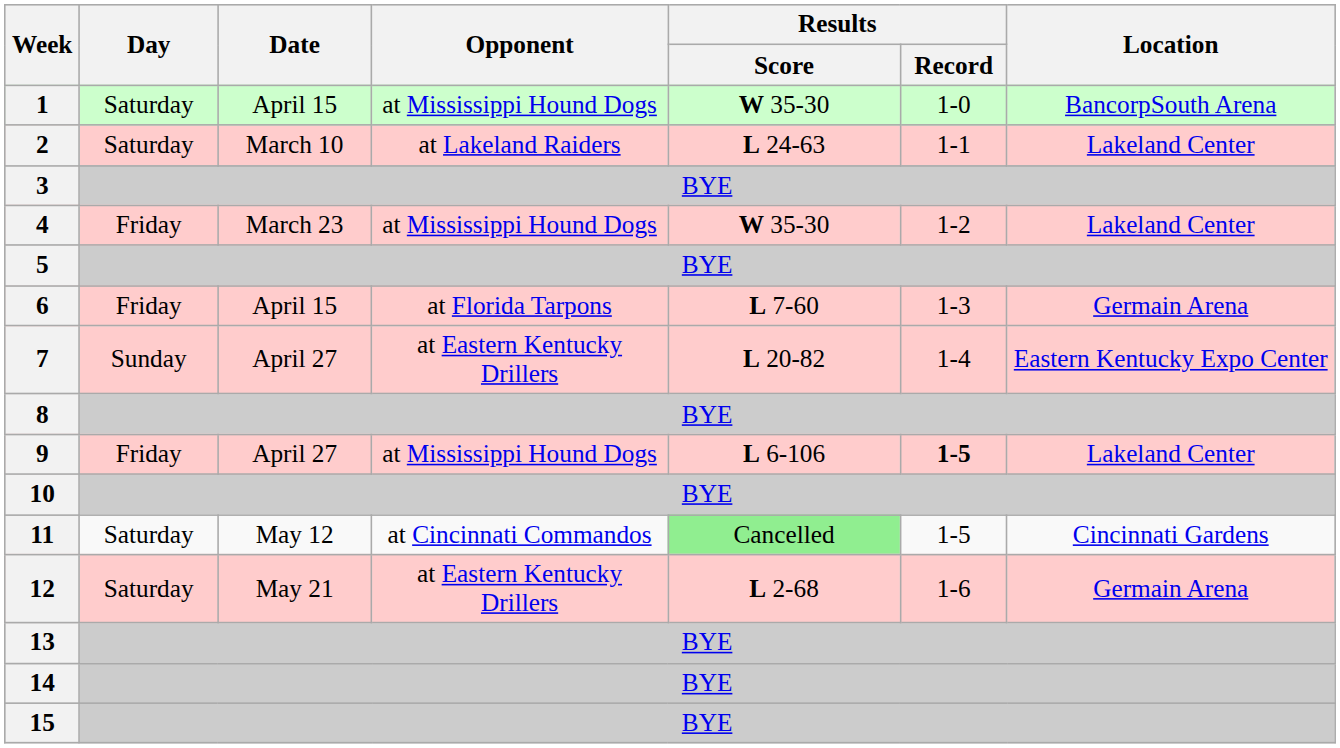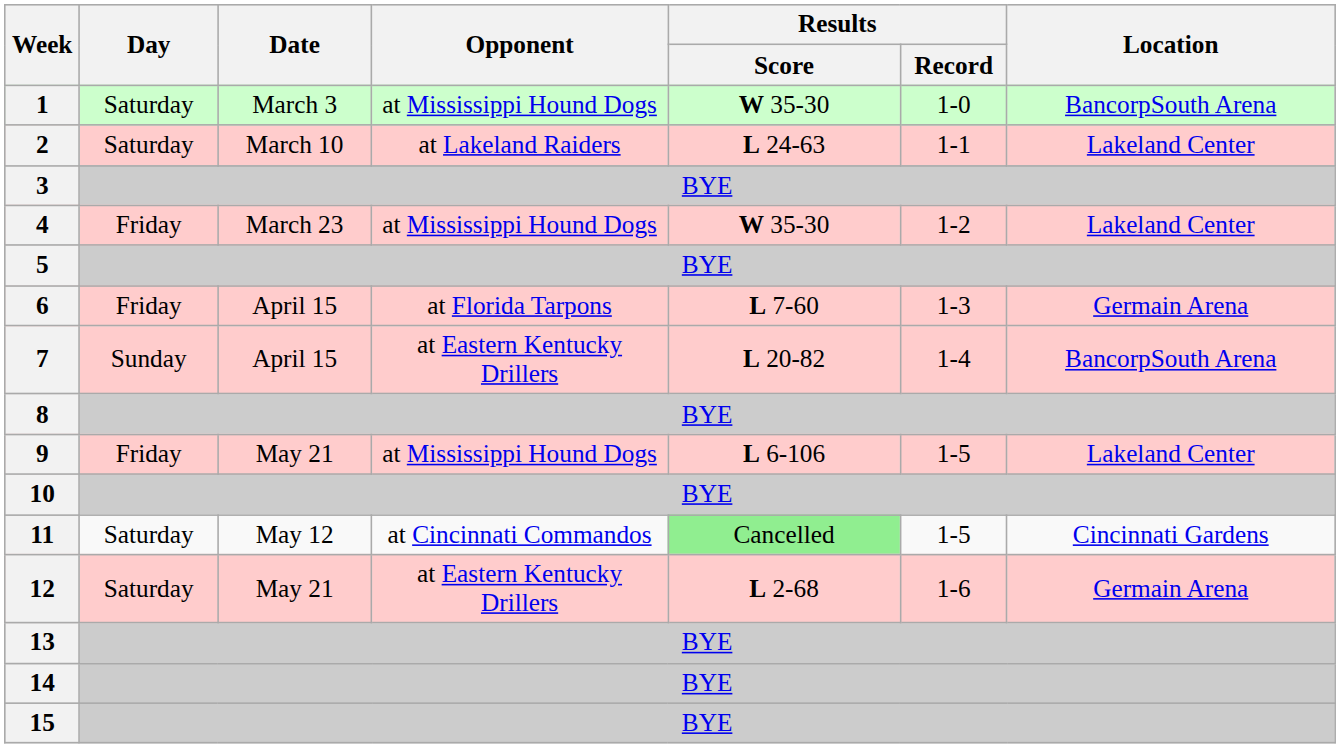(295, 104) April 15 -> (295, 104) March 3
(295, 359) April 27 -> (295, 359) April 15
(1171, 359) Eastern Kentucky Expo Center -> (1171, 359) BancorpSouth Arena
(295, 453) April 27 -> (295, 453) May 21
(954, 453) bold -> (954, 453) normal
